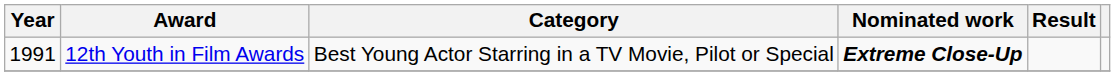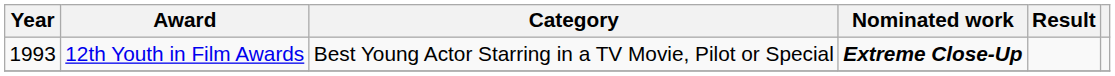(33, 53) 1991 -> (33, 53) 1993
